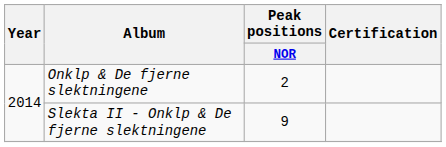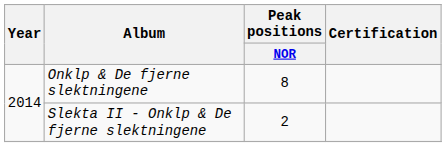(285, 84) 2 -> (285, 84) 8
(285, 122) 9 -> (285, 122) 2
